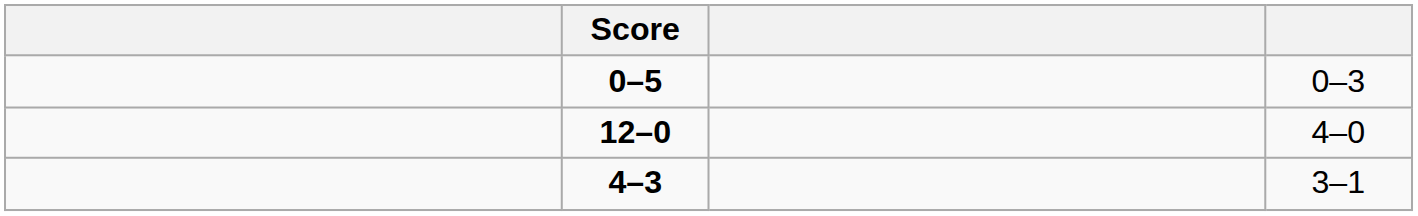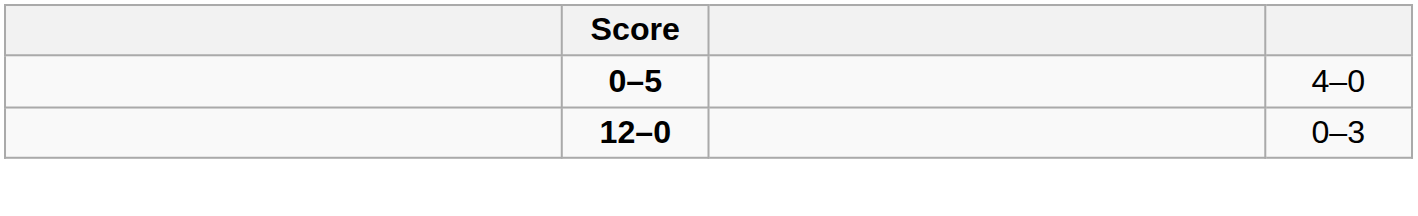(1338, 81) 0–3 -> (1338, 81) 4–0
(1338, 132) 4–0 -> (1338, 132) 0–3
- row: (635, 183)
